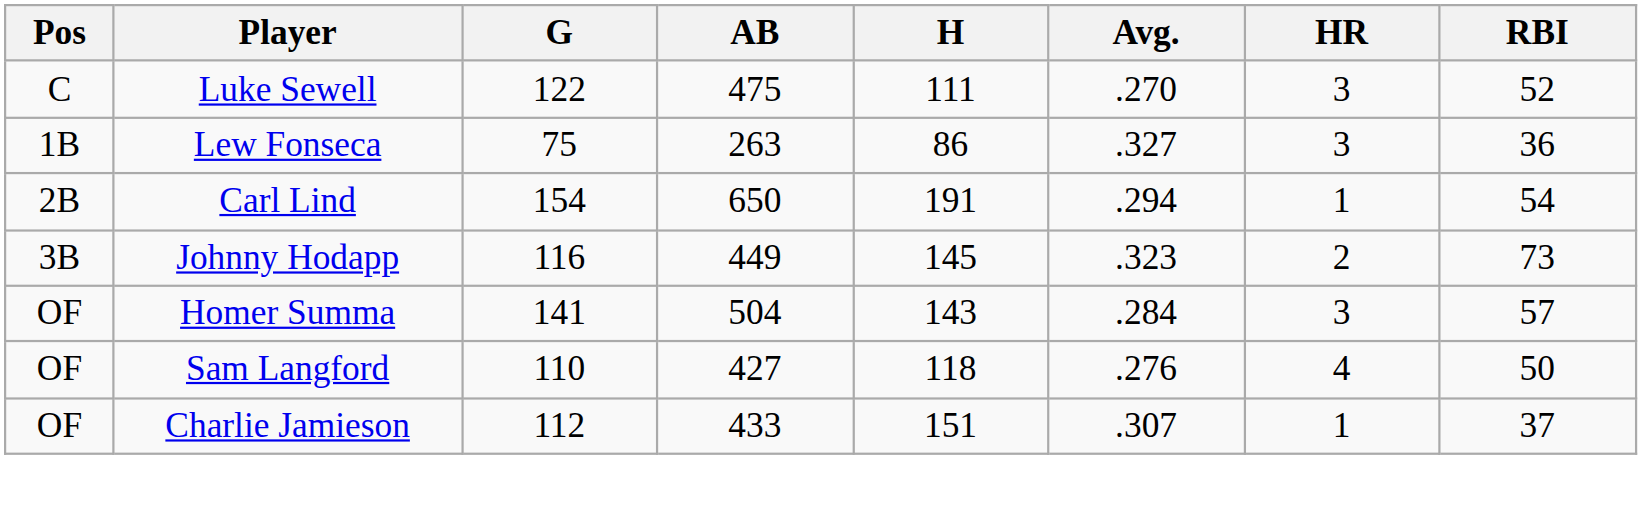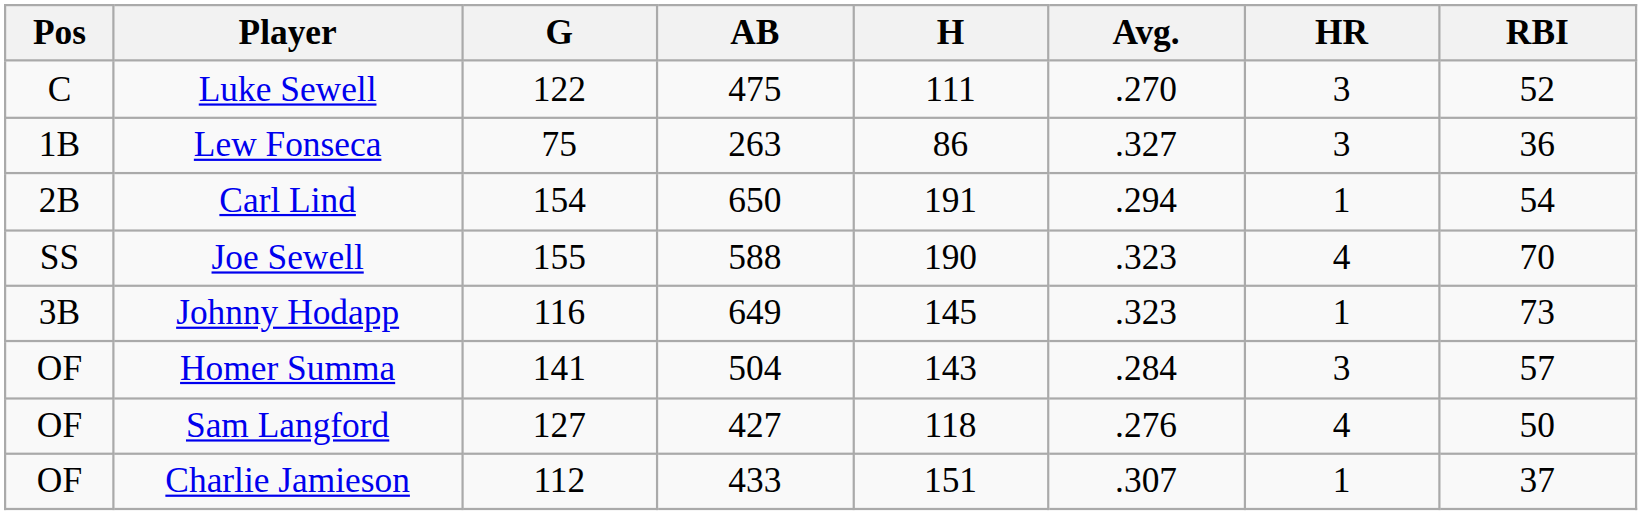+ row: (288, 256)
(755, 256) 449 -> (755, 312) 649
(1342, 256) 2 -> (1342, 312) 1
(559, 369) 110 -> (559, 425) 127
